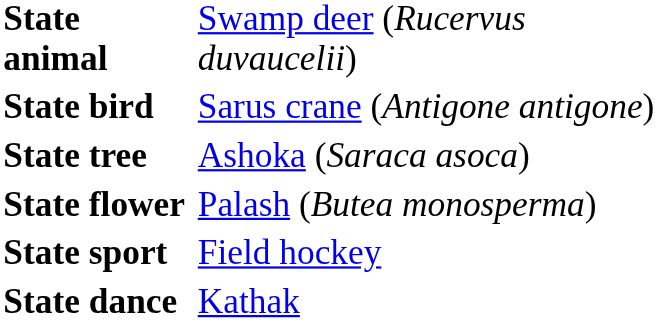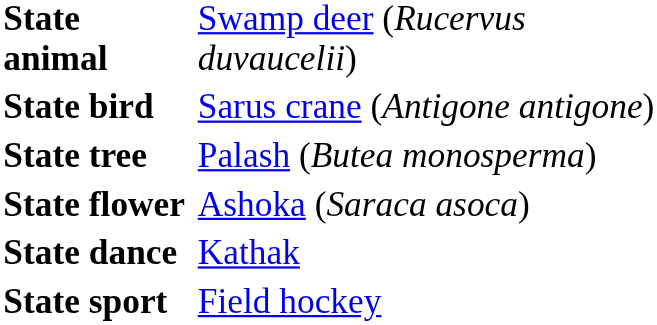(364, 155) Ashoka (Saraca asoca) -> (397, 155) Palash (Butea monosperma)
(397, 203) Palash (Butea monosperma) -> (364, 203) Ashoka (Saraca asoca)
rows swapped: (90, 301) <-> (85, 252)
